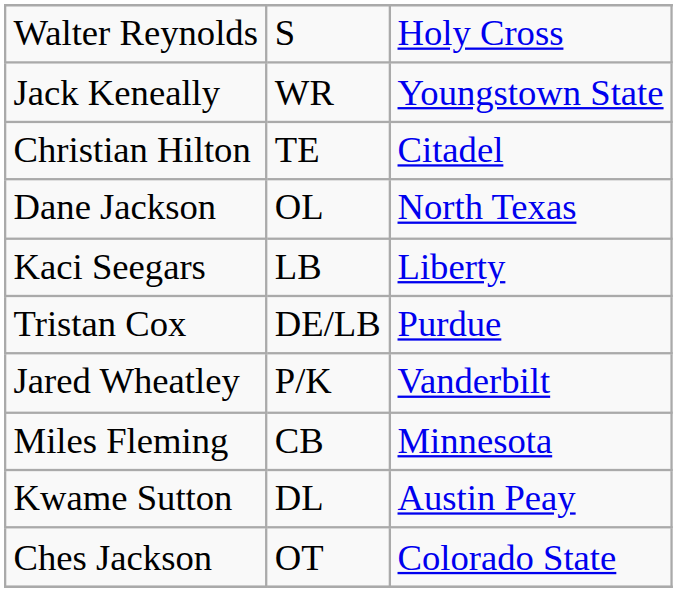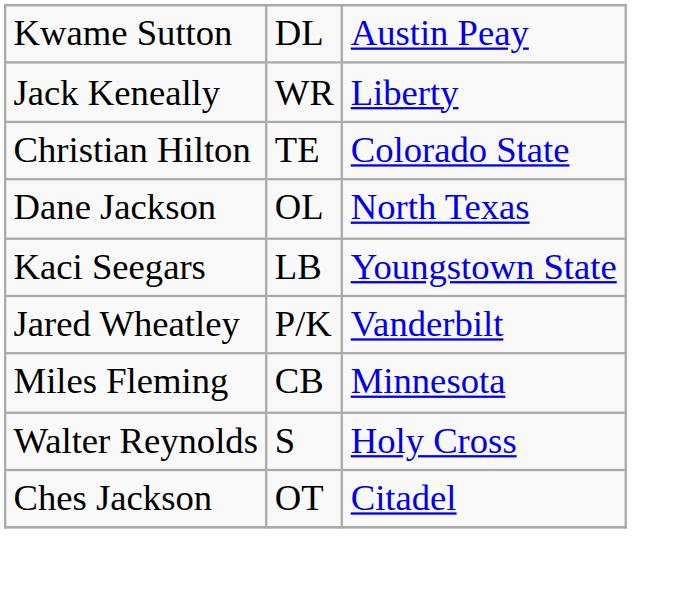rows swapped: (136, 33) <-> (123, 498)
(531, 91) Youngstown State -> (405, 91) Liberty
(450, 149) Citadel -> (460, 149) Colorado State
(451, 265) Liberty -> (484, 265) Youngstown State
- row: (100, 324)
(507, 556) Colorado State -> (404, 498) Citadel
